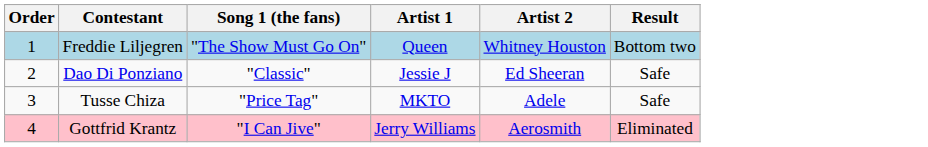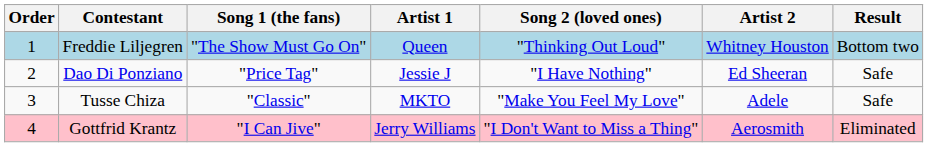+ column: (591, 18)
(279, 73) "Classic" -> (279, 73) "Price Tag"
(279, 100) "Price Tag" -> (279, 100) "Classic"
